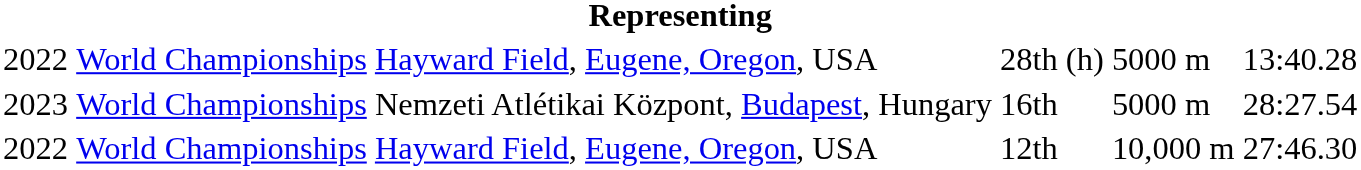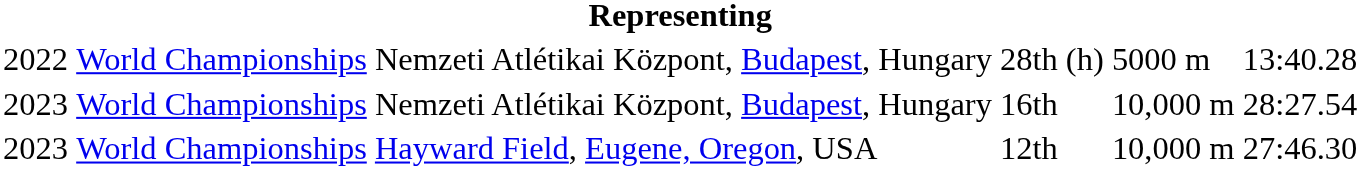(626, 59) Hayward Field, Eugene, Oregon, USA -> (683, 59) Nemzeti Atlétikai Központ, Budapest, Hungary
(1161, 104) 5000 m -> (1173, 104) 10,000 m
(36, 148) 2022 -> (36, 148) 2023
